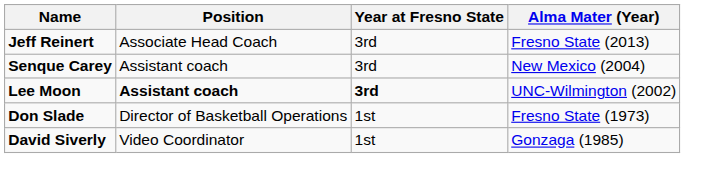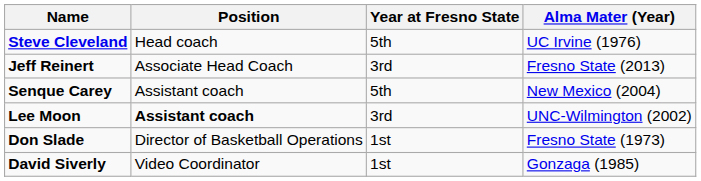+ row: (68, 42)
(366, 66) 3rd -> (381, 91) 5th
(367, 91) bold -> (381, 115) normal
